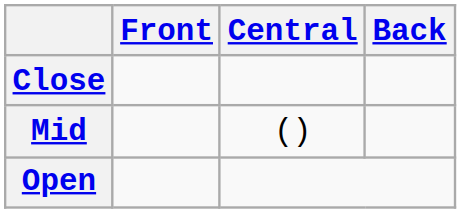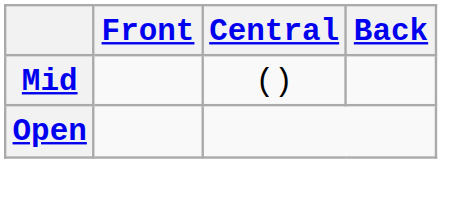- row: (59, 81)
